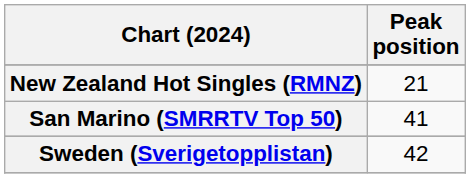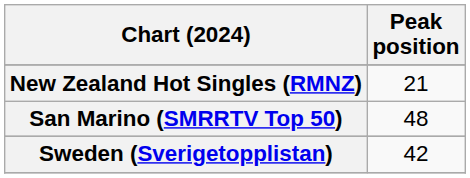(416, 118) 41 -> (416, 118) 48
